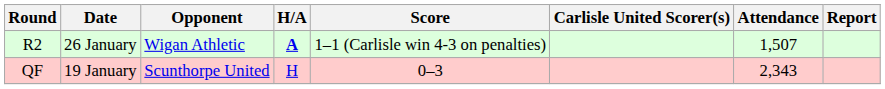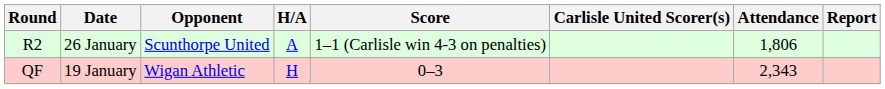(195, 44) Wigan Athletic -> (207, 44) Scunthorpe United
(292, 44) bold -> (292, 44) normal
(778, 44) 1,507 -> (778, 44) 1,806
(207, 70) Scunthorpe United -> (195, 70) Wigan Athletic
